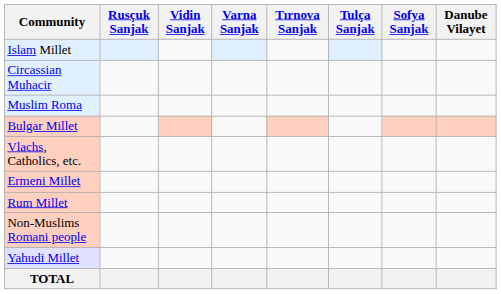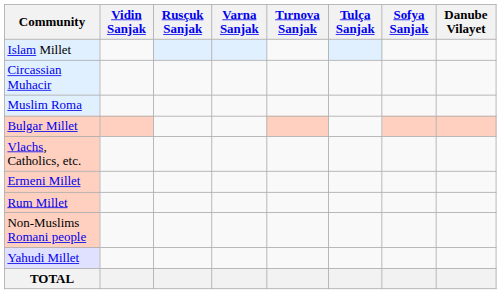columns swapped: (129, 22) <-> (185, 22)
